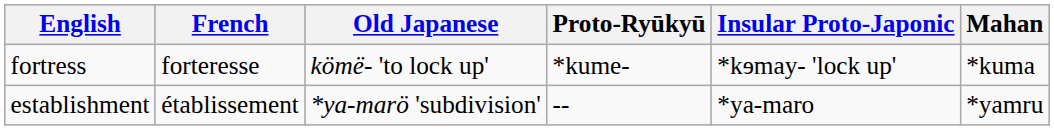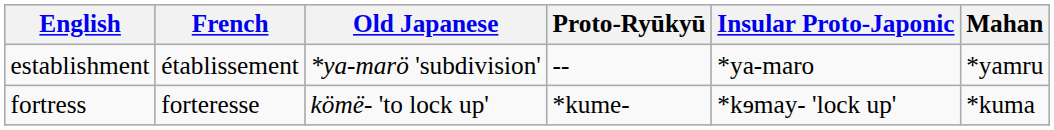rows swapped: (49, 64) <-> (80, 104)
